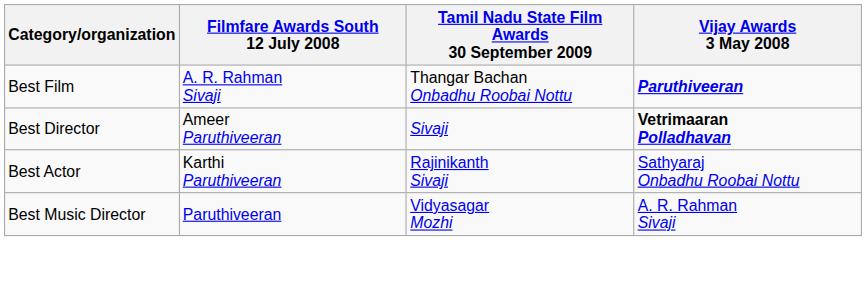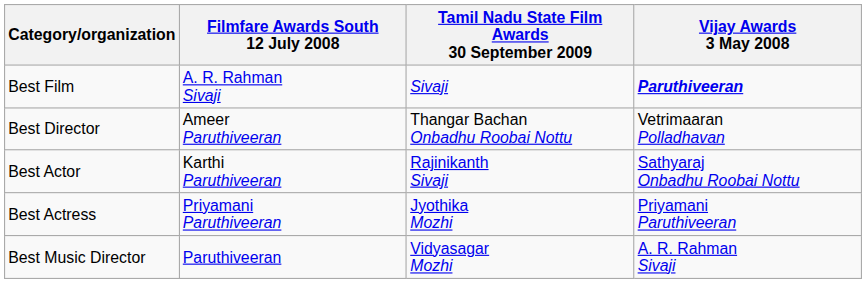(491, 86) Thangar Bachan Onbadhu Roobai Nottu -> (429, 86) Sivaji
(429, 129) Sivaji -> (491, 129) Thangar Bachan Onbadhu Roobai Nottu
(684, 129) bold -> (681, 129) normal
+ row: (52, 214)
